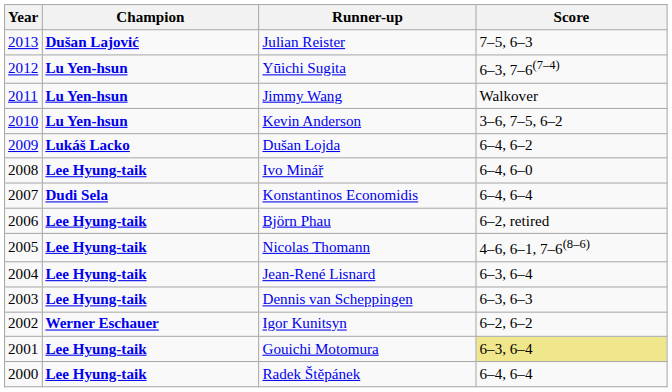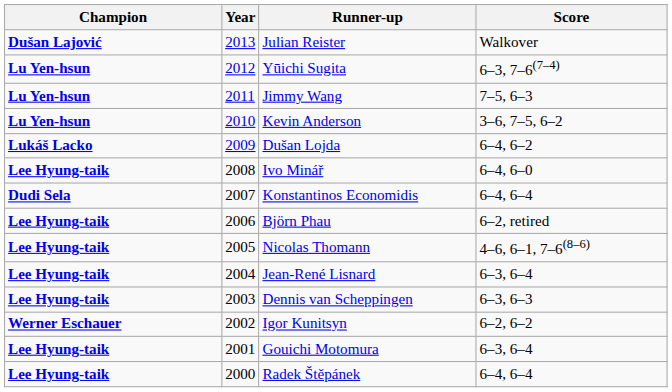columns swapped: (23, 17) <-> (150, 17)
(506, 42) 7–5, 6–3 -> (509, 42) Walkover
(509, 96) Walkover -> (506, 96) 7–5, 6–3
(506, 349) khaki background -> (506, 349) no background
